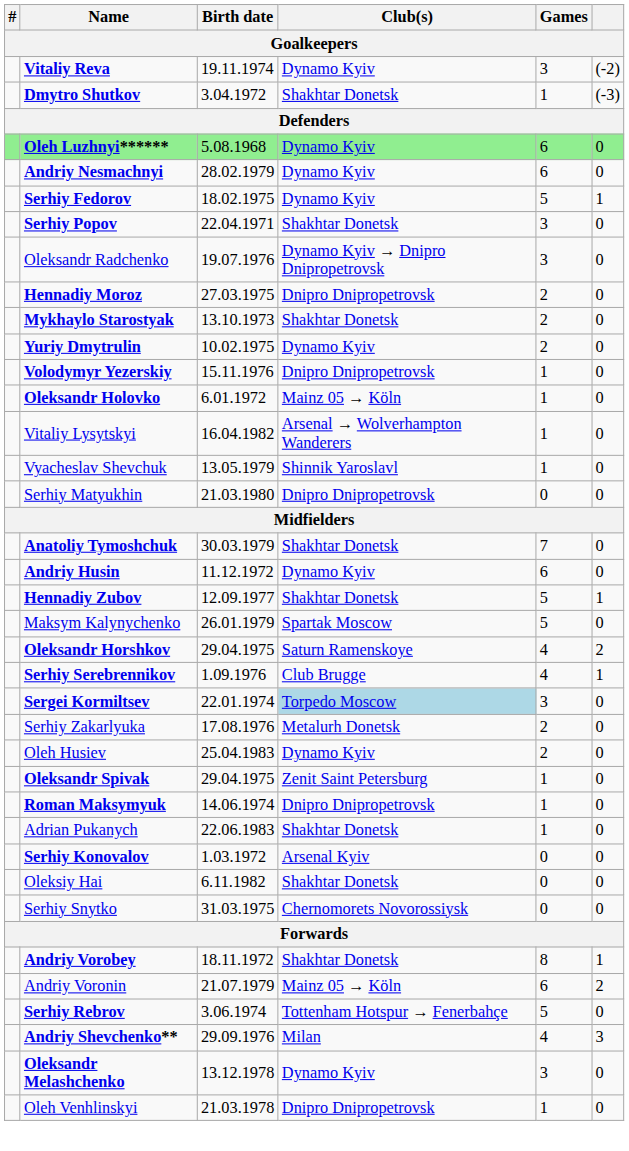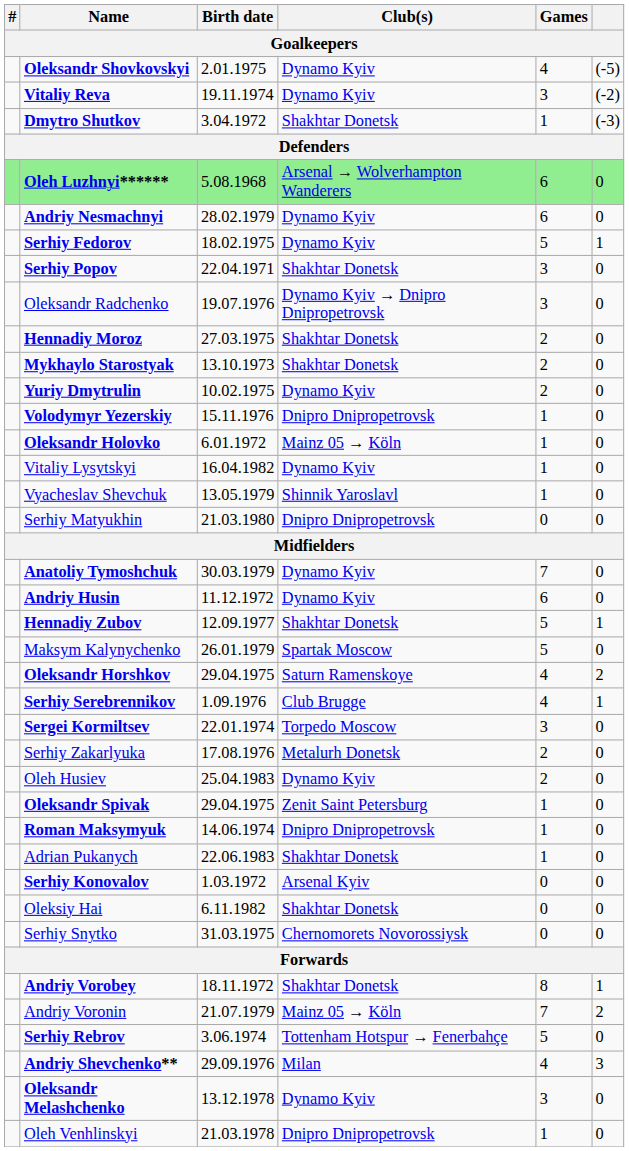+ row: (107, 69)
(328, 146) Dynamo Kyiv -> (372, 181) Arsenal → Wolverhampton Wanderers
(358, 294) Dnipro Dnipropetrovsk -> (340, 338) Shakhtar Donetsk
(372, 433) Arsenal → Wolverhampton Wanderers -> (328, 468) Dynamo Kyiv
(340, 545) Shakhtar Donetsk -> (328, 571) Dynamo Kyiv
(339, 701) lightblue background -> (339, 727) no background
(544, 985) 6 -> (544, 1011) 7
